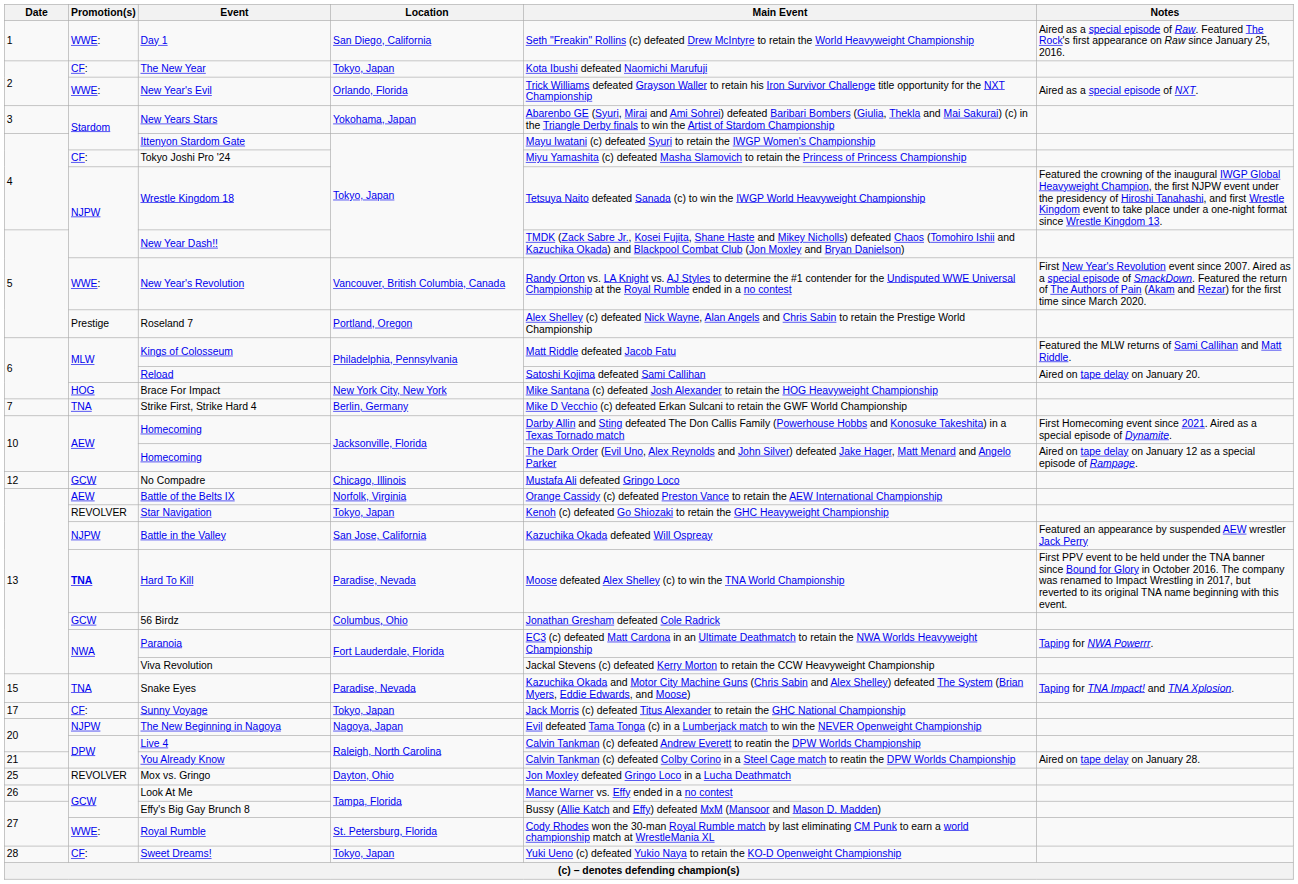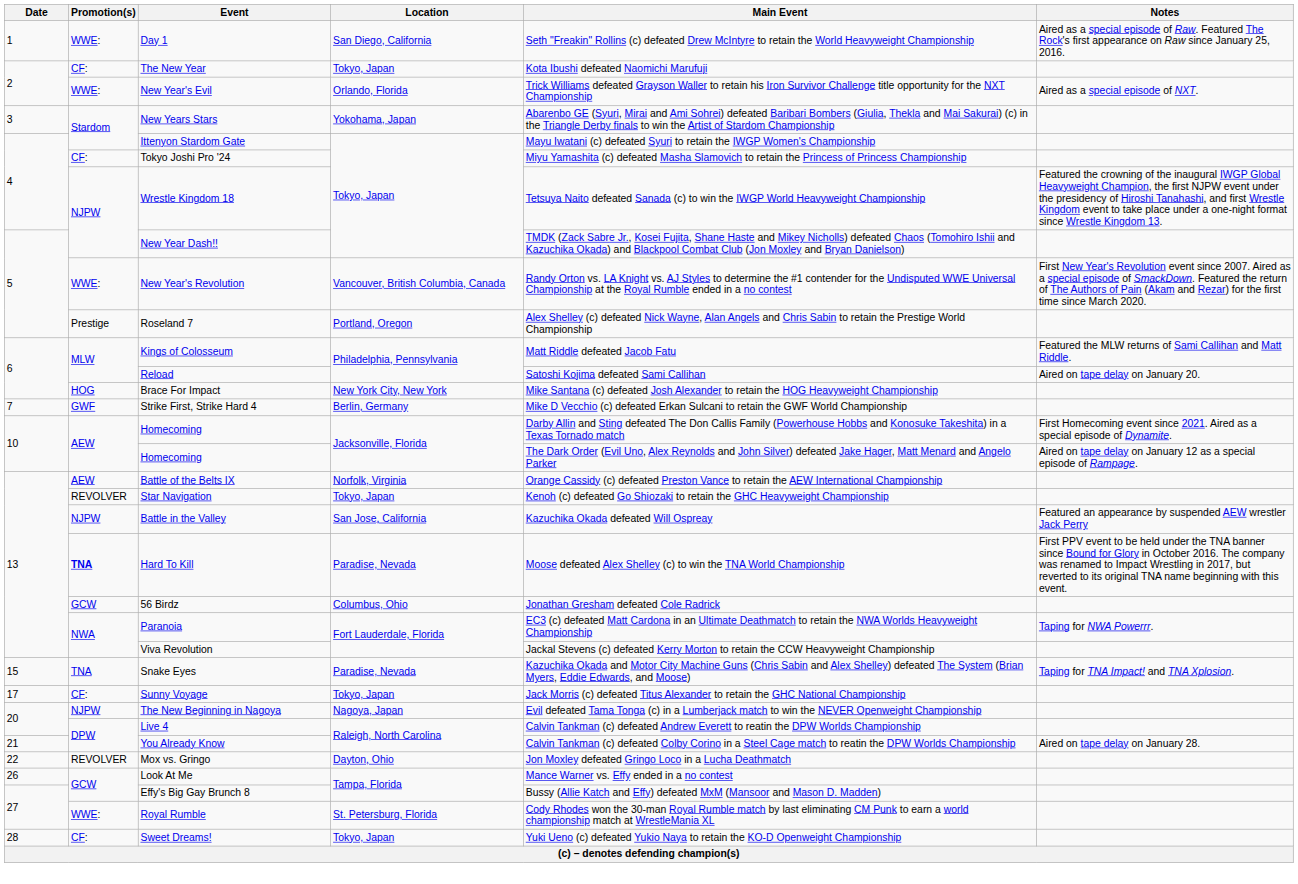(81, 407) TNA -> (83, 407) GWF
- row: (173, 480)
(13, 776) 25 -> (13, 760) 22
